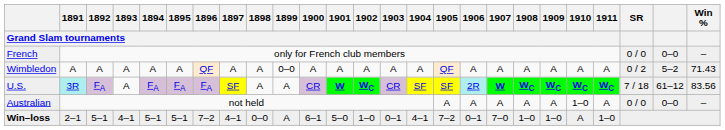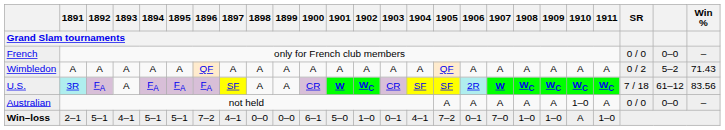(286, 69) 0–0 -> (286, 69) A
(286, 118) A -> (286, 118) 0–0
